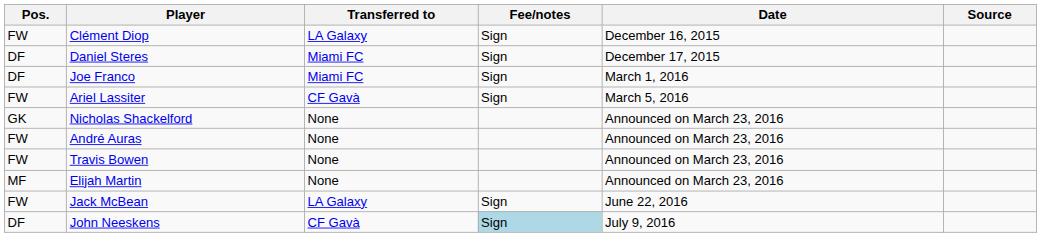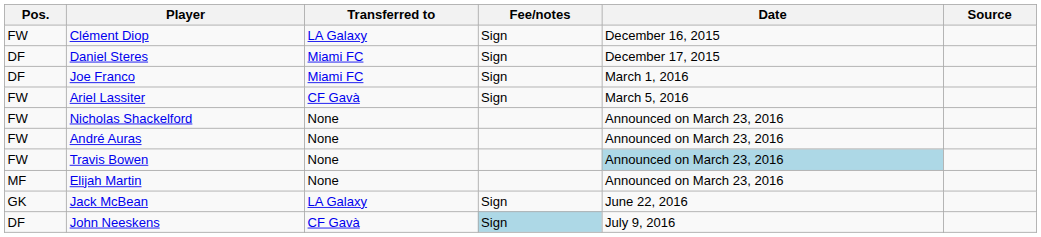(17, 118) GK -> (18, 118) FW
(694, 160) no background -> (694, 160) lightblue background
(18, 201) FW -> (17, 201) GK
